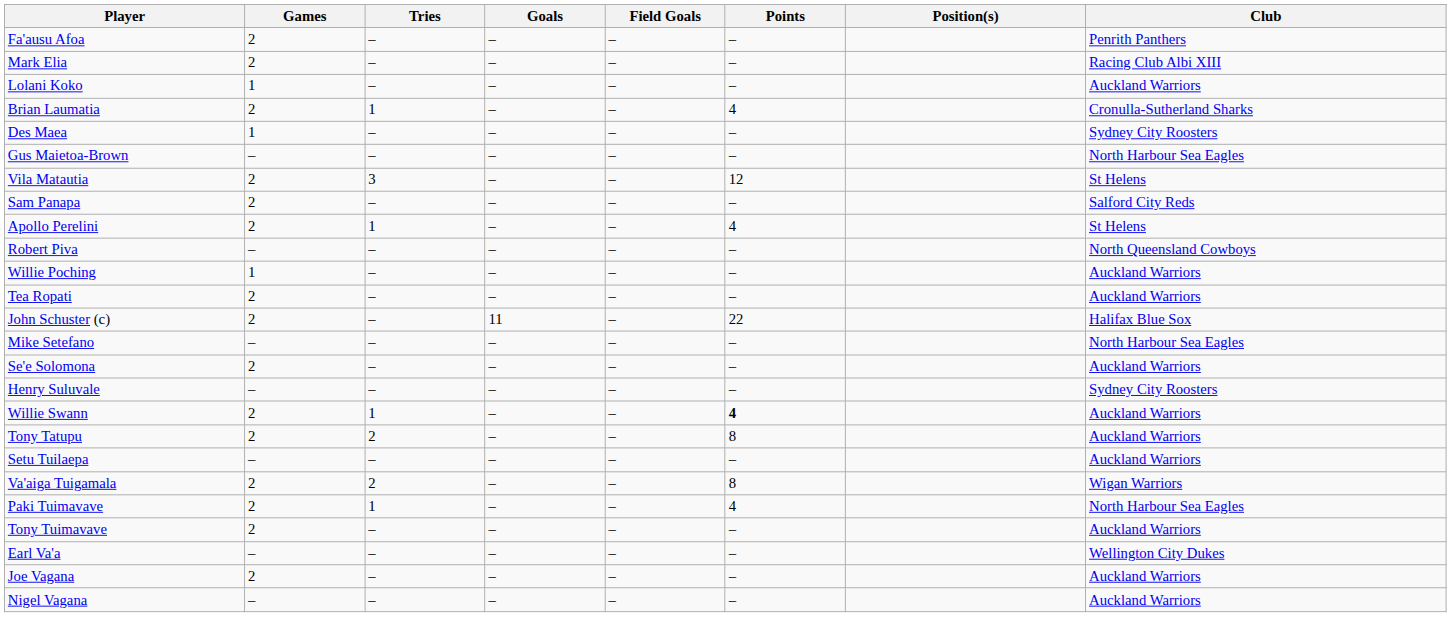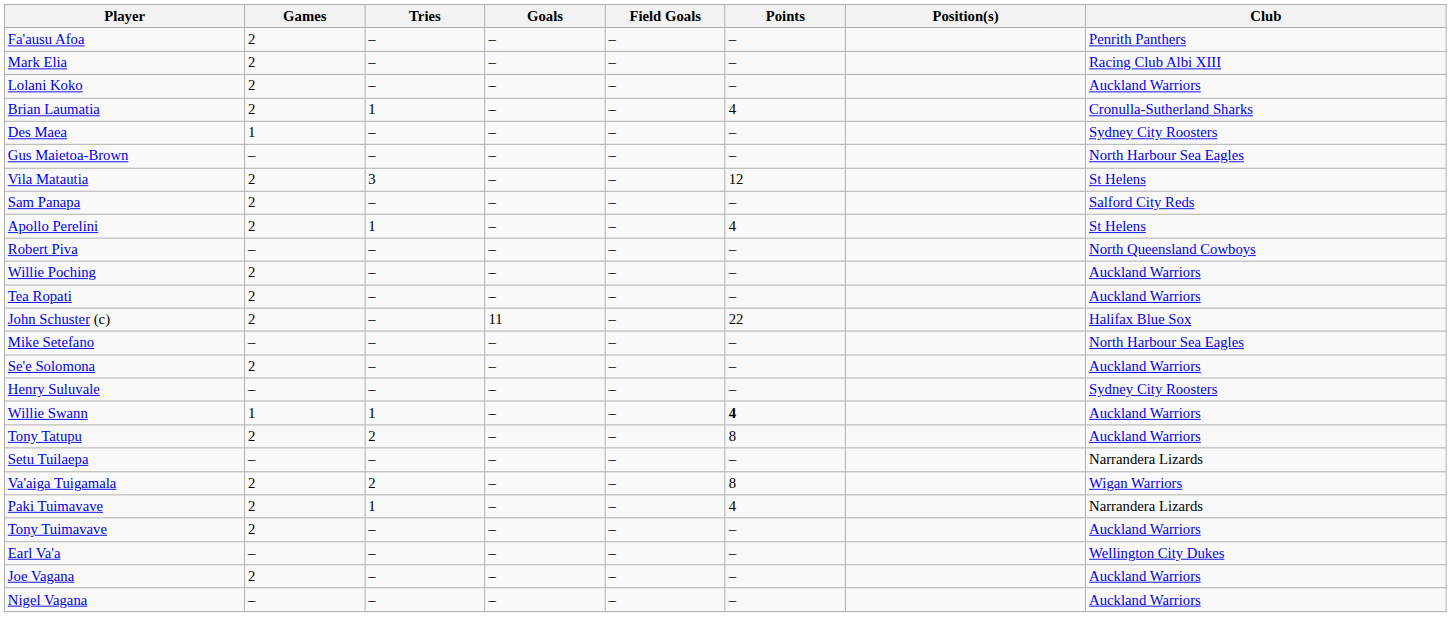(252, 86) 1 -> (252, 86) 2
(252, 272) 1 -> (252, 272) 2
(252, 413) 2 -> (252, 413) 1
(1145, 459) Auckland Warriors -> (1146, 459) Narrandera Lizards
(1166, 506) North Harbour Sea Eagles -> (1146, 506) Narrandera Lizards
